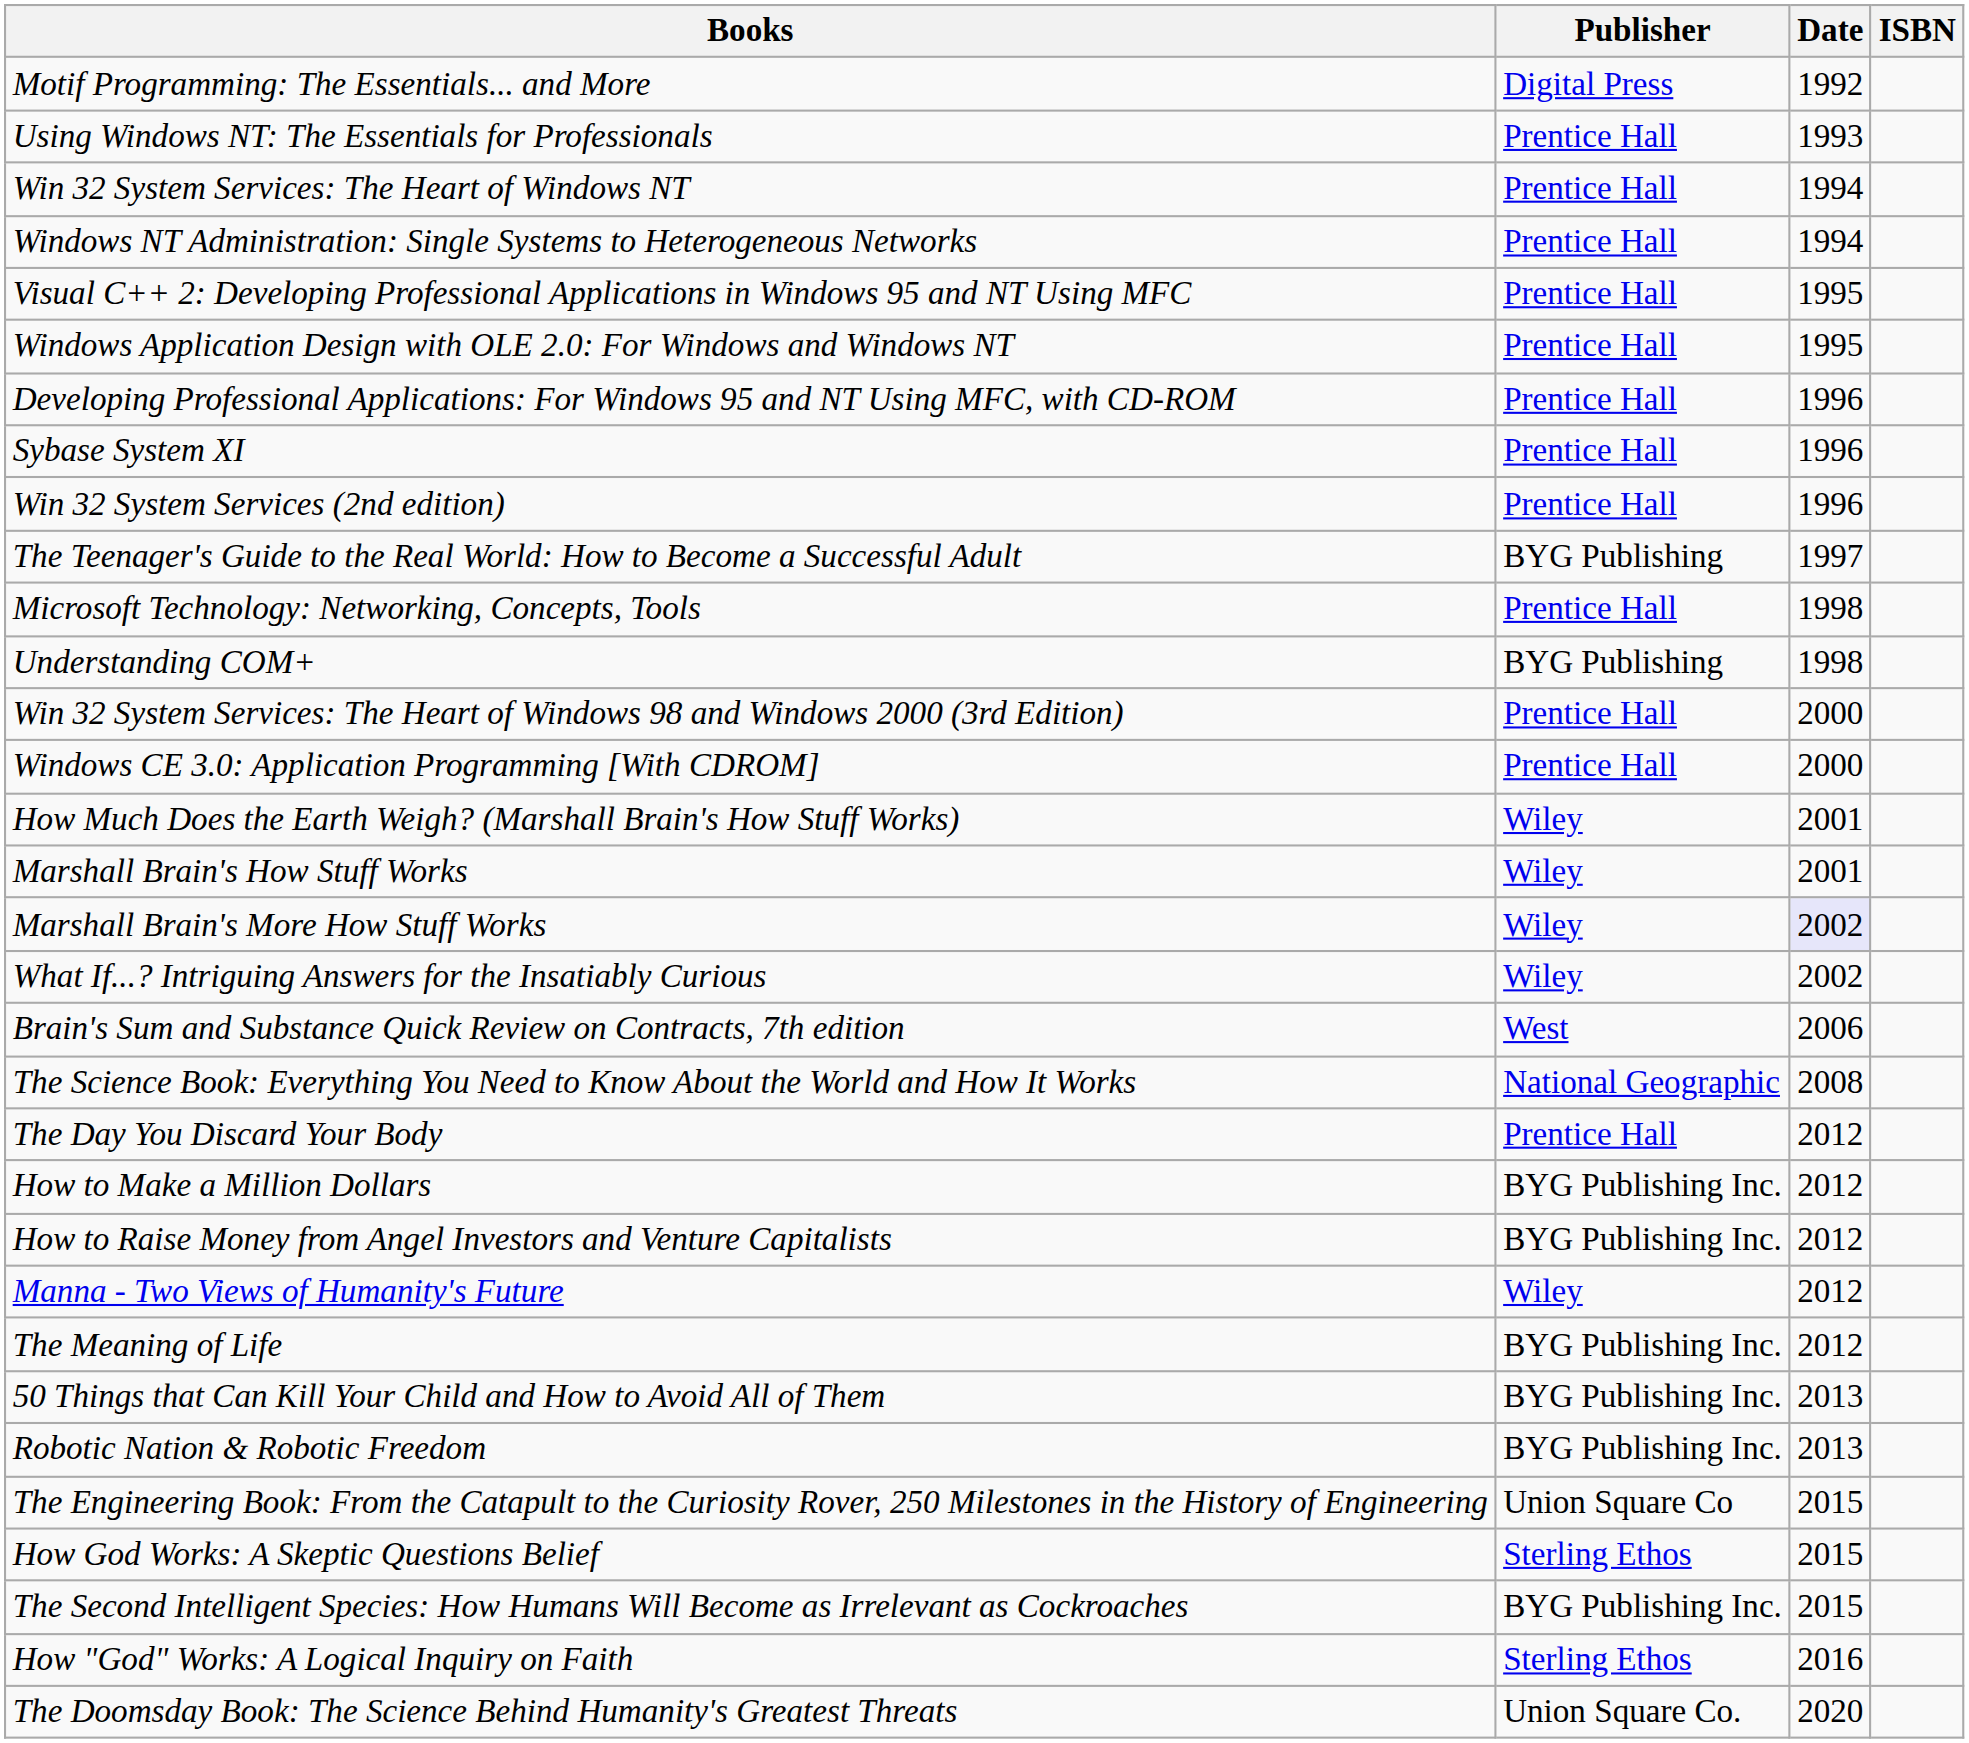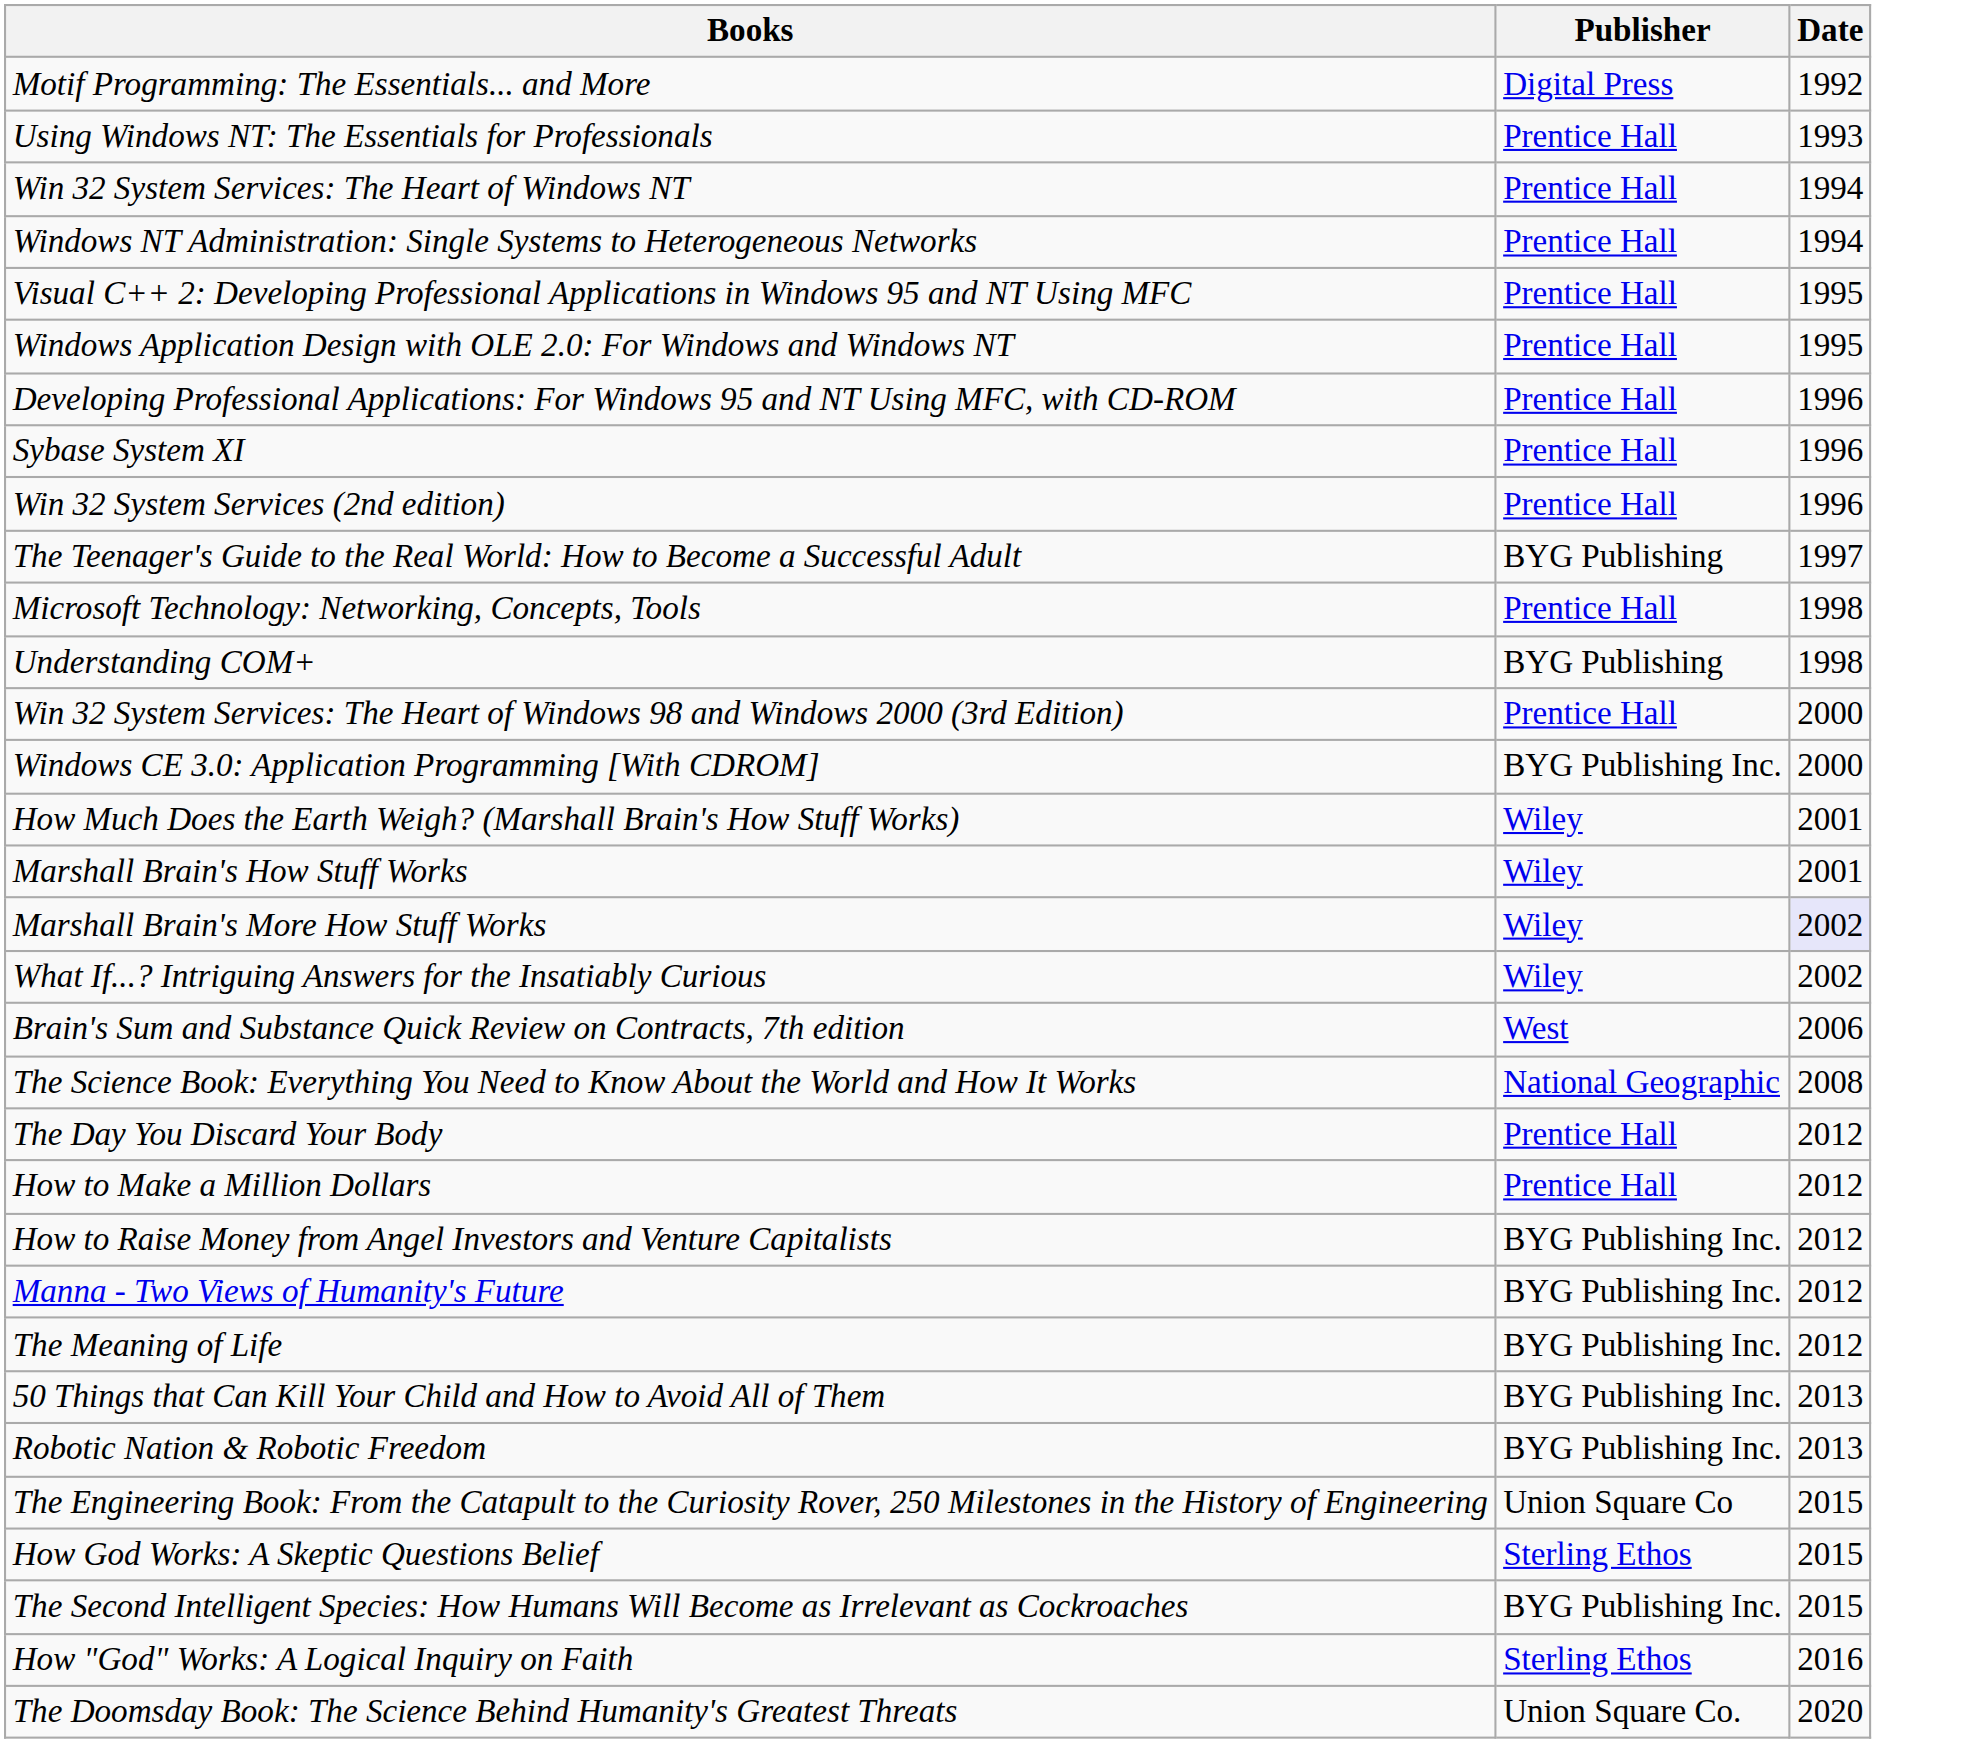- column: (1917, 30)
(1590, 766) Prentice Hall -> (1643, 766) BYG Publishing Inc.
(1643, 1186) BYG Publishing Inc. -> (1590, 1186) Prentice Hall
(1543, 1291) Wiley -> (1643, 1291) BYG Publishing Inc.
